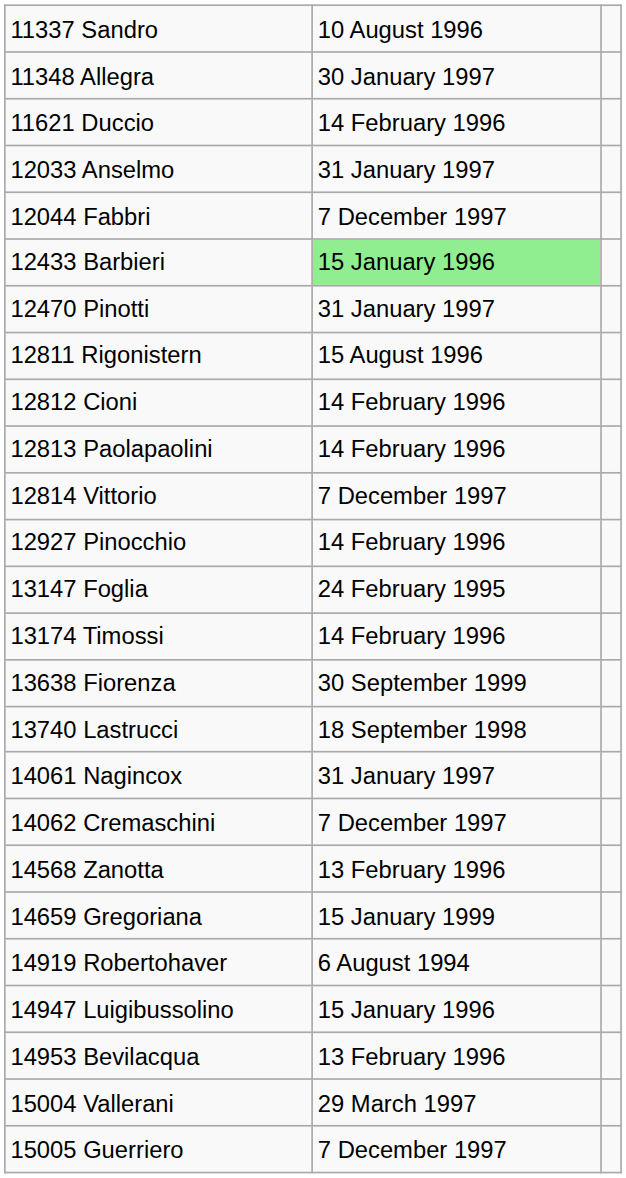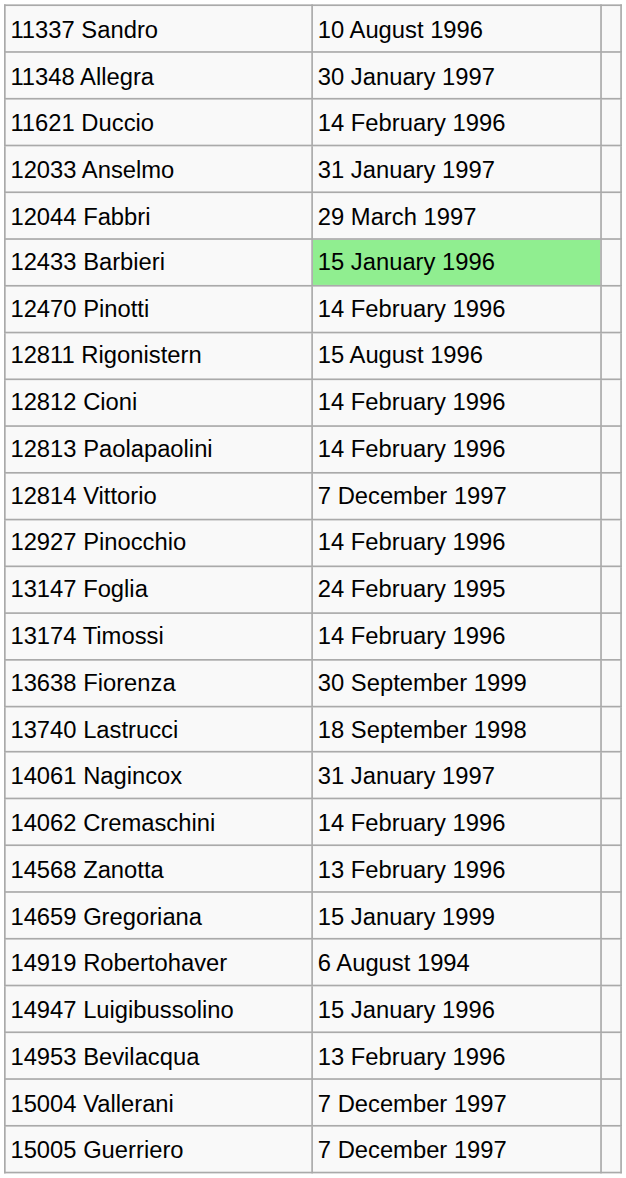(412, 216) 7 December 1997 -> (397, 216) 29 March 1997
(406, 309) 31 January 1997 -> (412, 309) 14 February 1996
(412, 823) 7 December 1997 -> (412, 823) 14 February 1996
(397, 1103) 29 March 1997 -> (412, 1103) 7 December 1997
